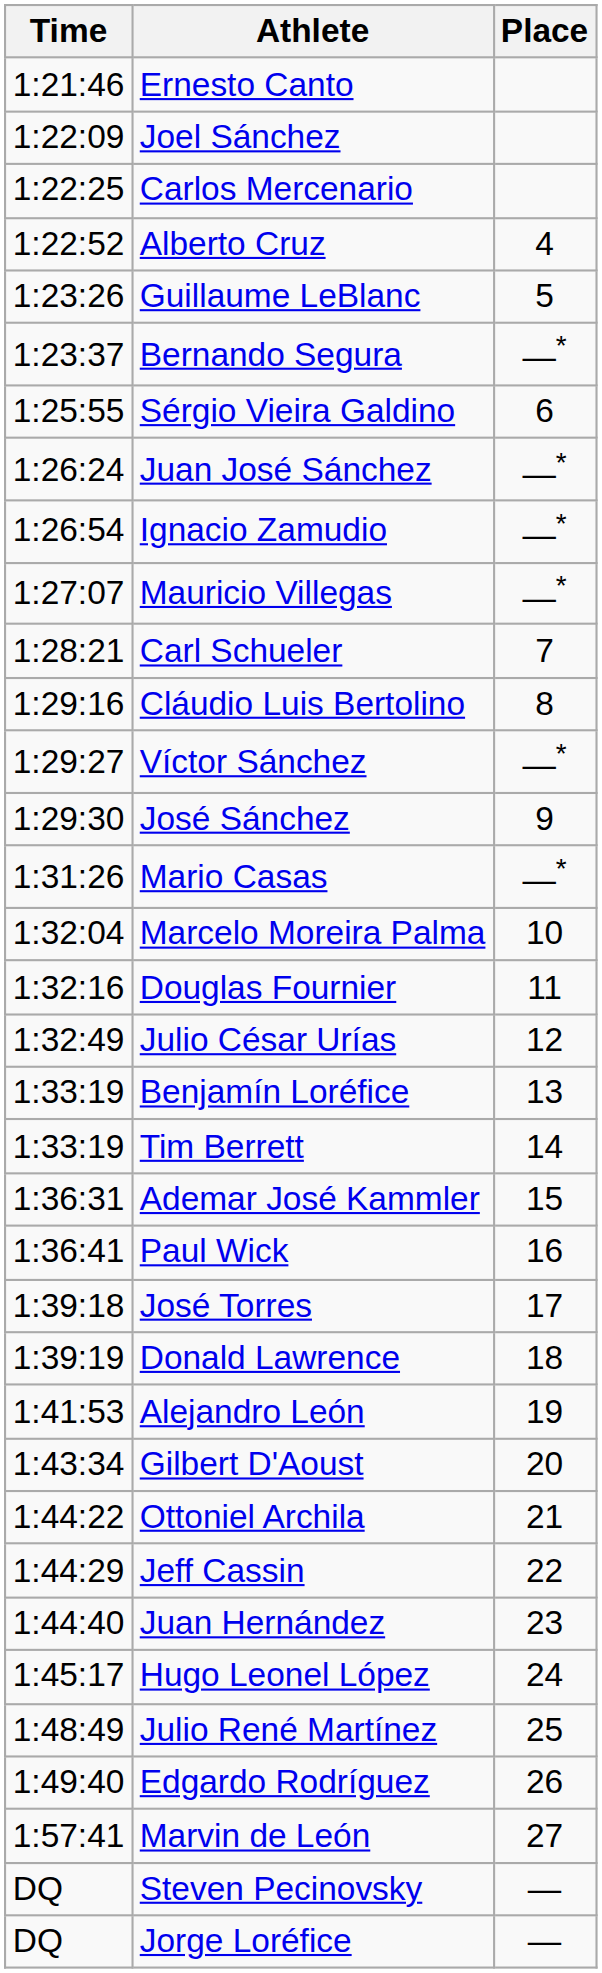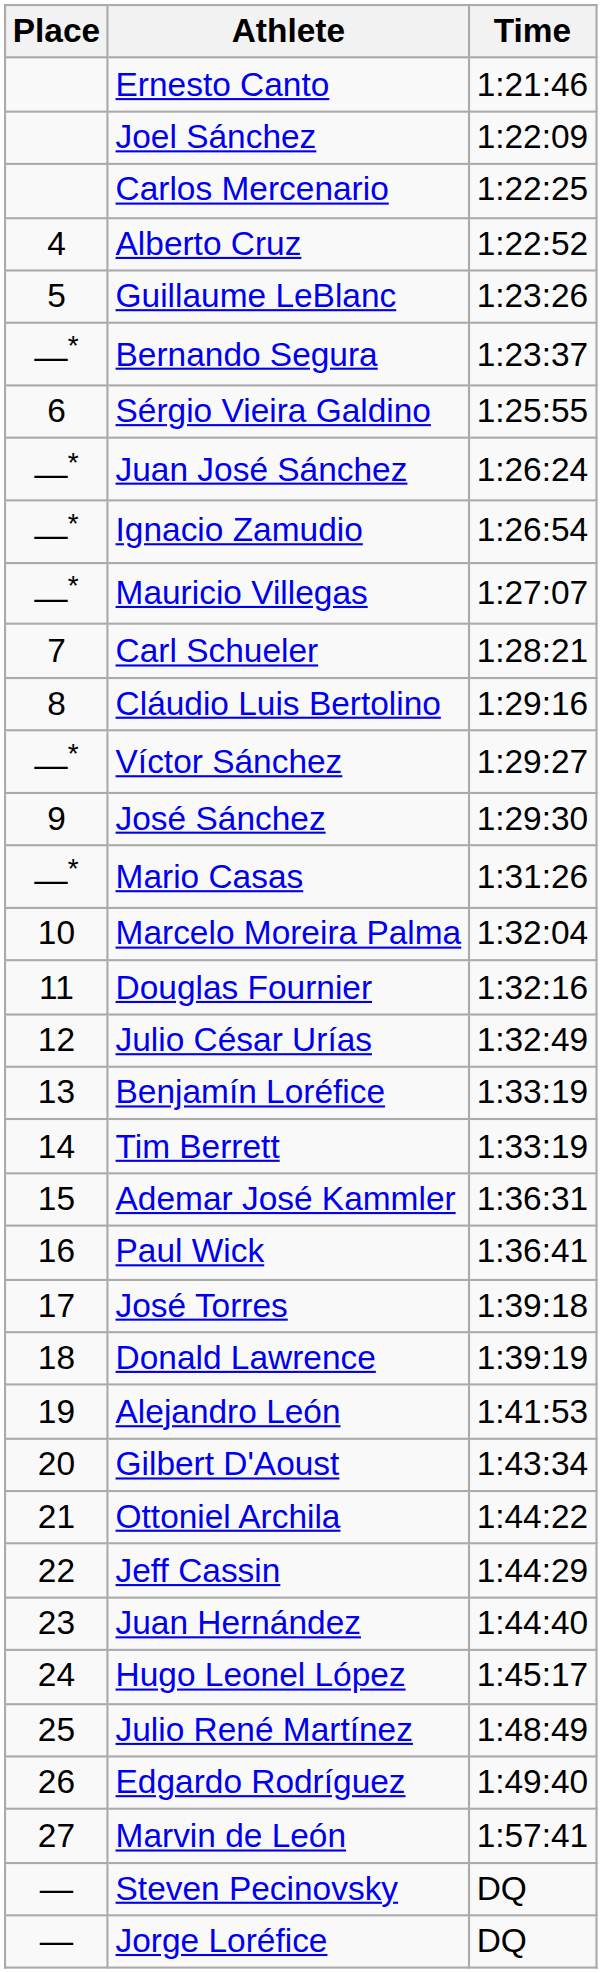columns swapped: (545, 31) <-> (69, 31)
